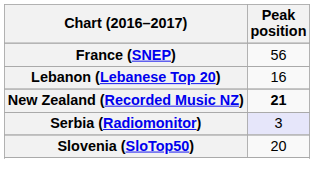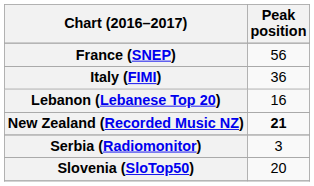+ row: (126, 77)
(278, 123) lavender background -> (278, 146) no background
